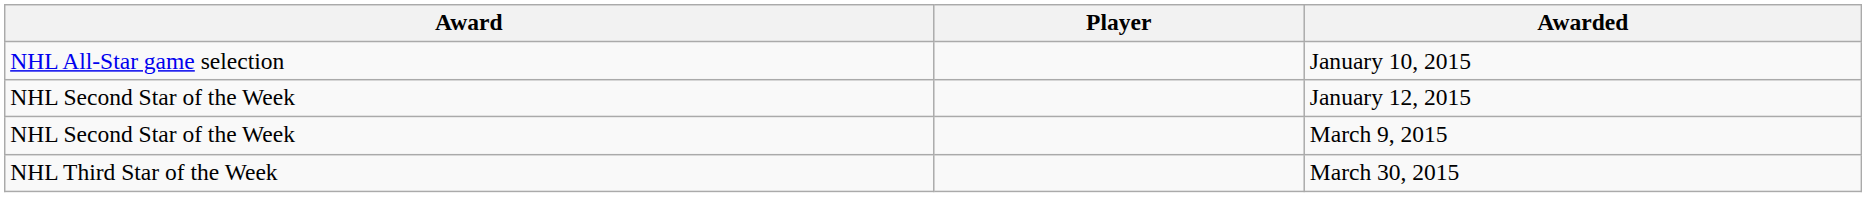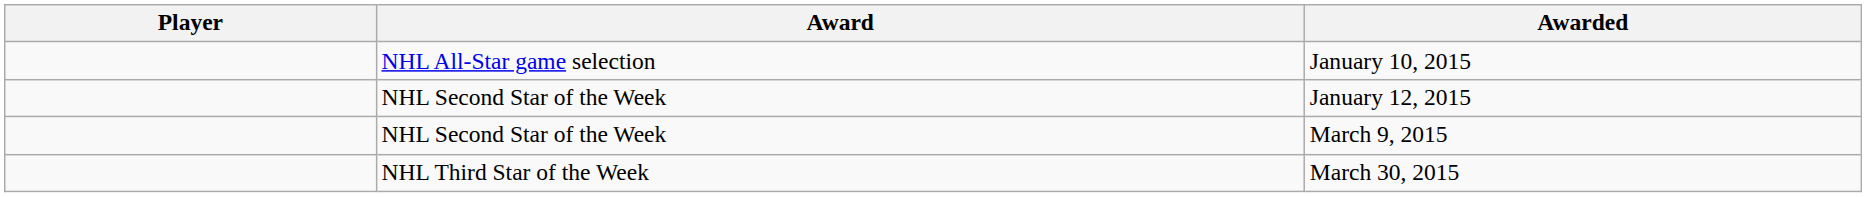columns swapped: (1119, 23) <-> (469, 23)
